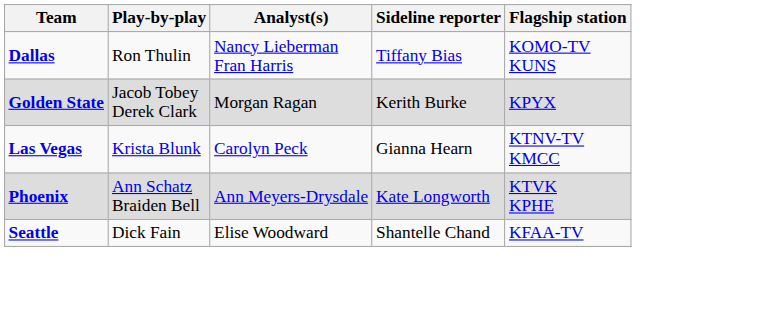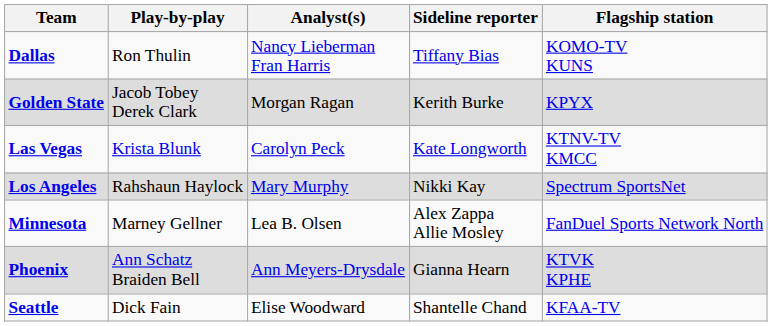(424, 149) Gianna Hearn -> (470, 149) Kate Longworth
+ row: (52, 186)
+ row: (47, 223)
(433, 195) Kate Longworth -> (461, 270) Gianna Hearn
